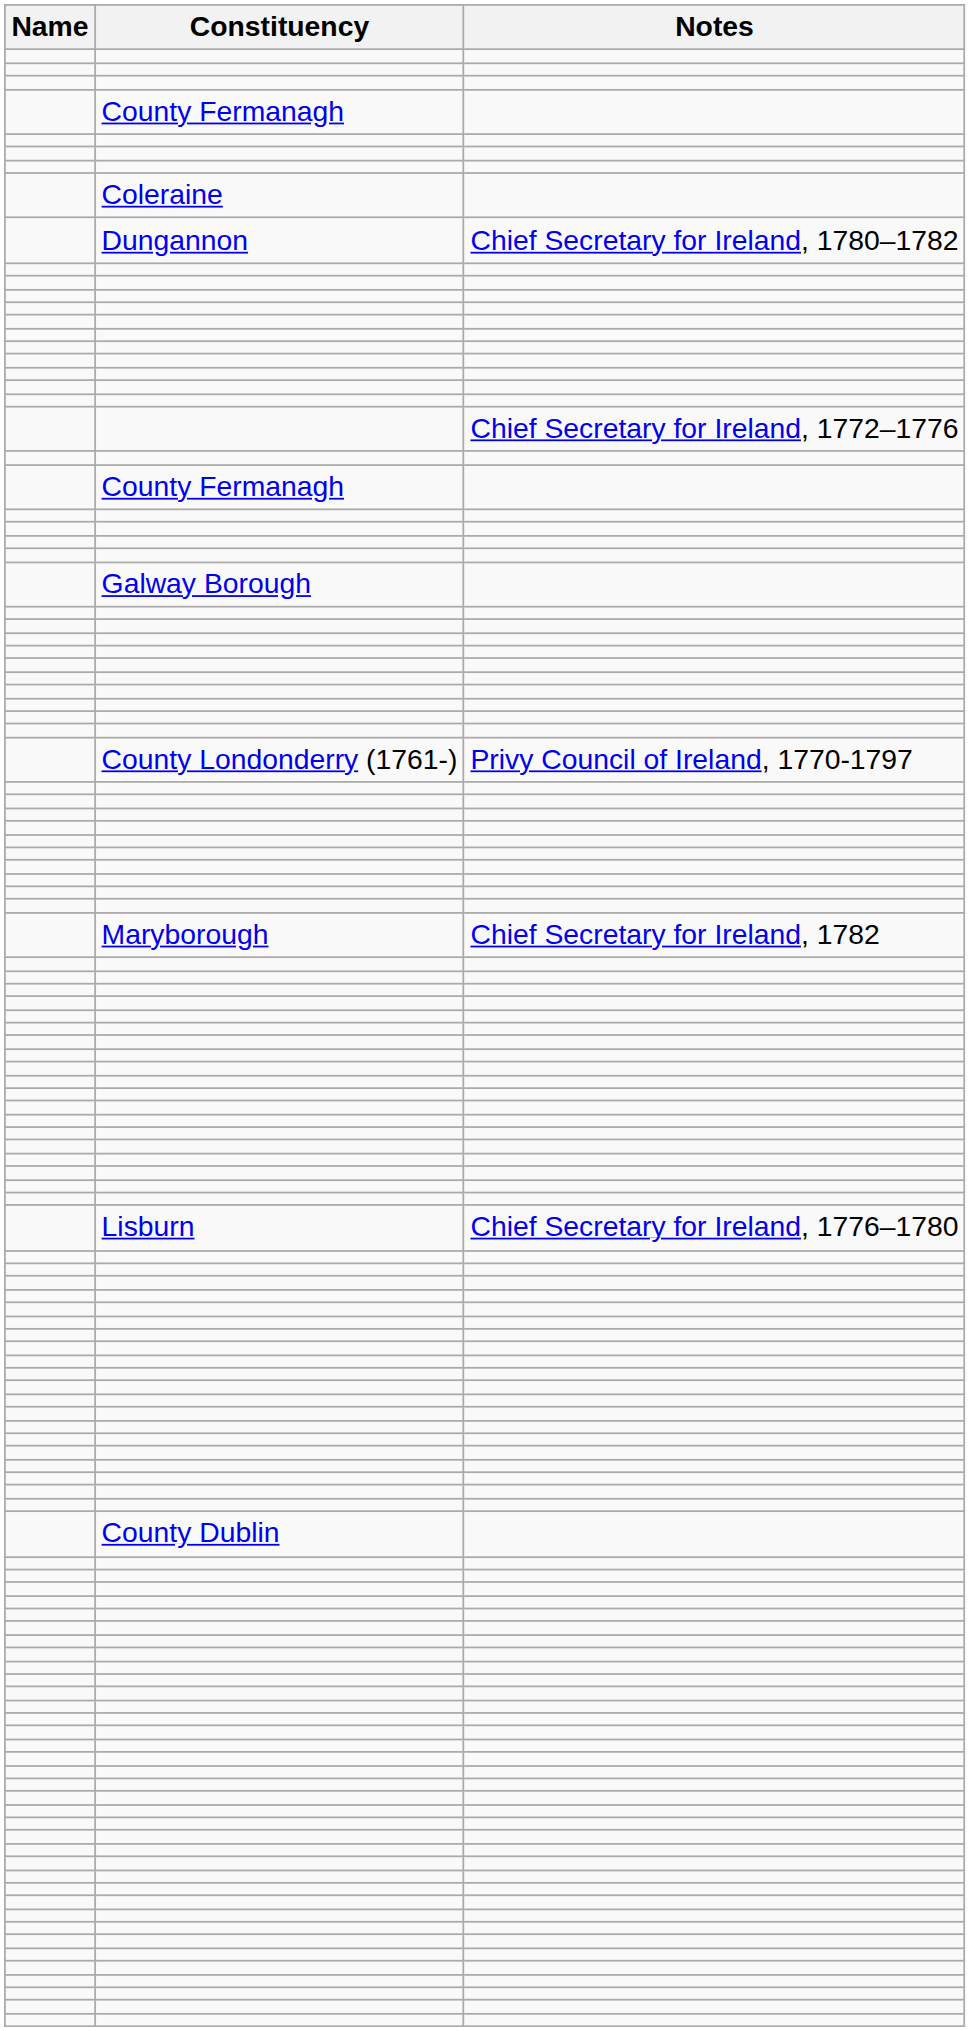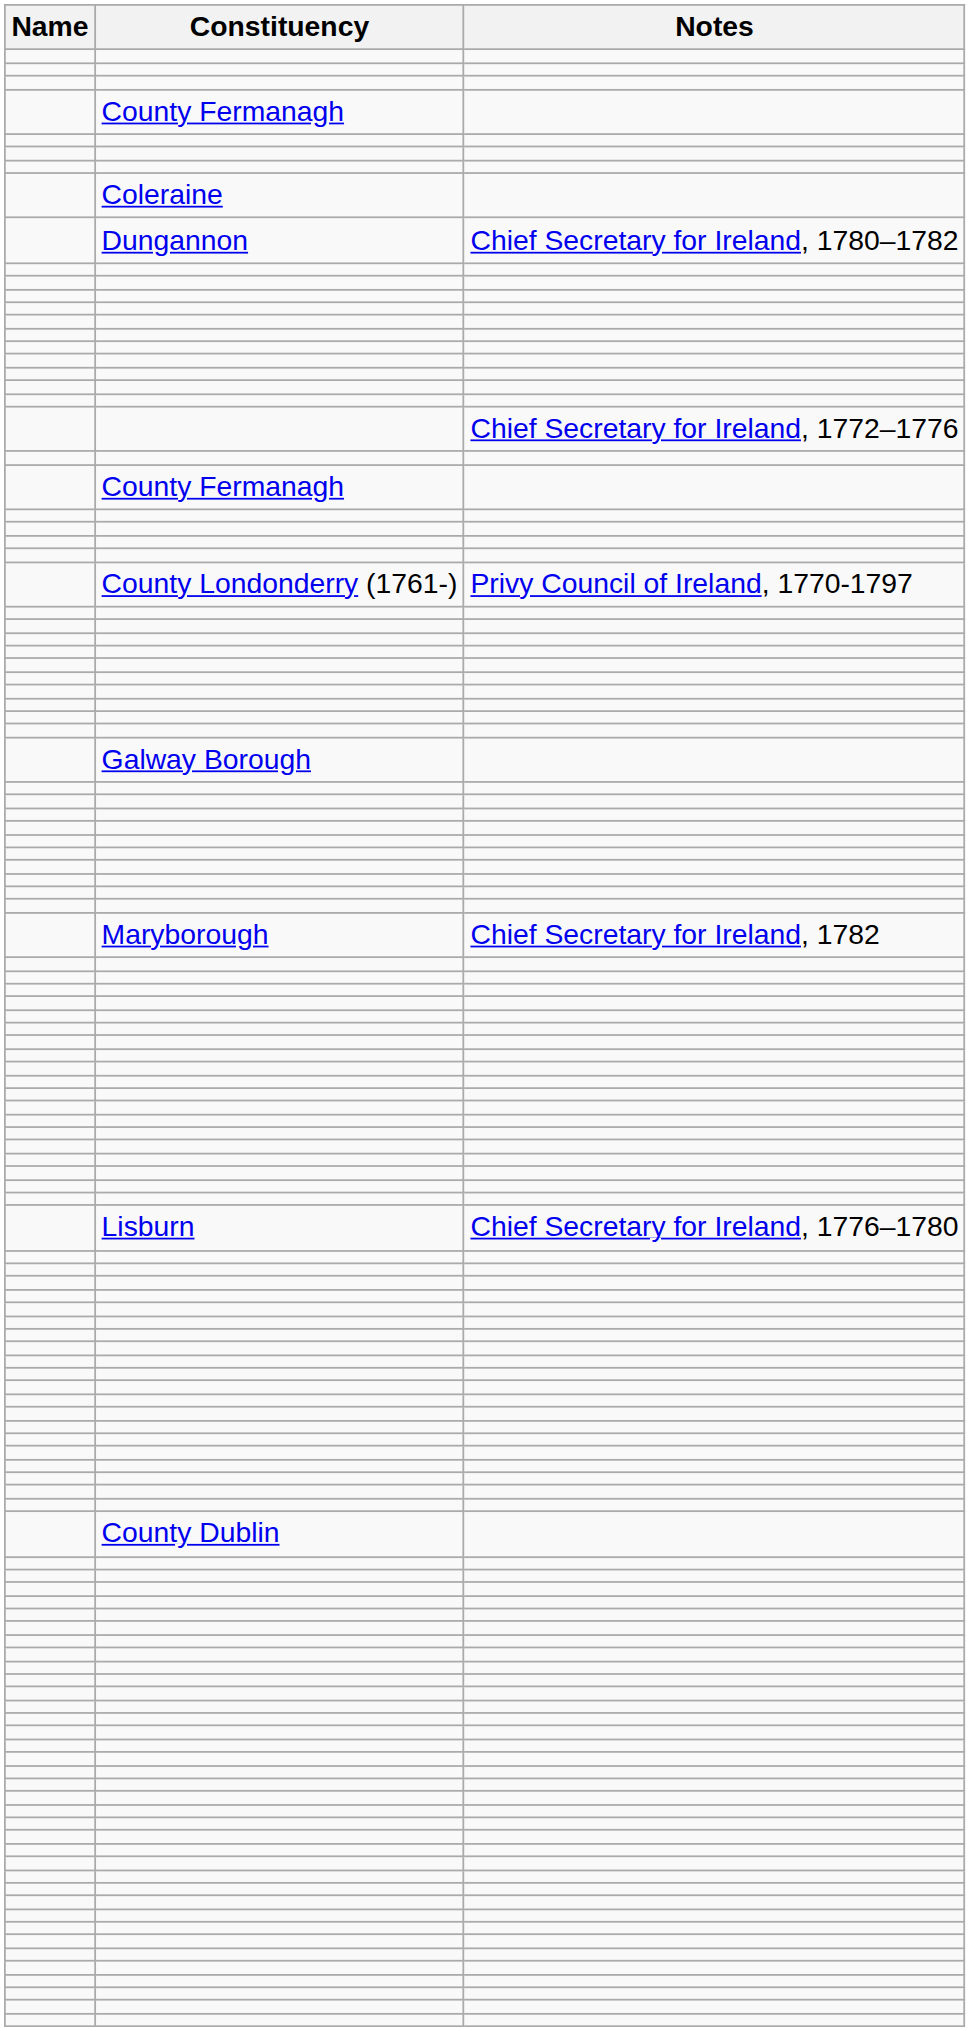rows swapped: (279, 759) <-> (206, 583)
